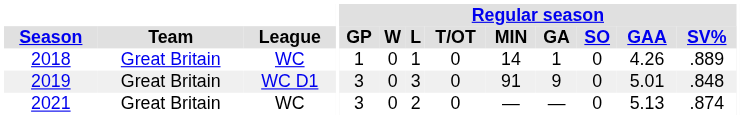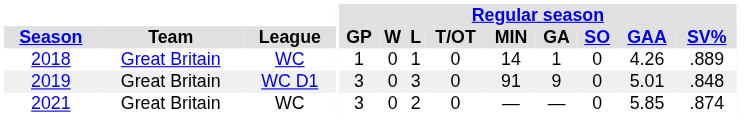(647, 103) 5.13 -> (647, 103) 5.85
